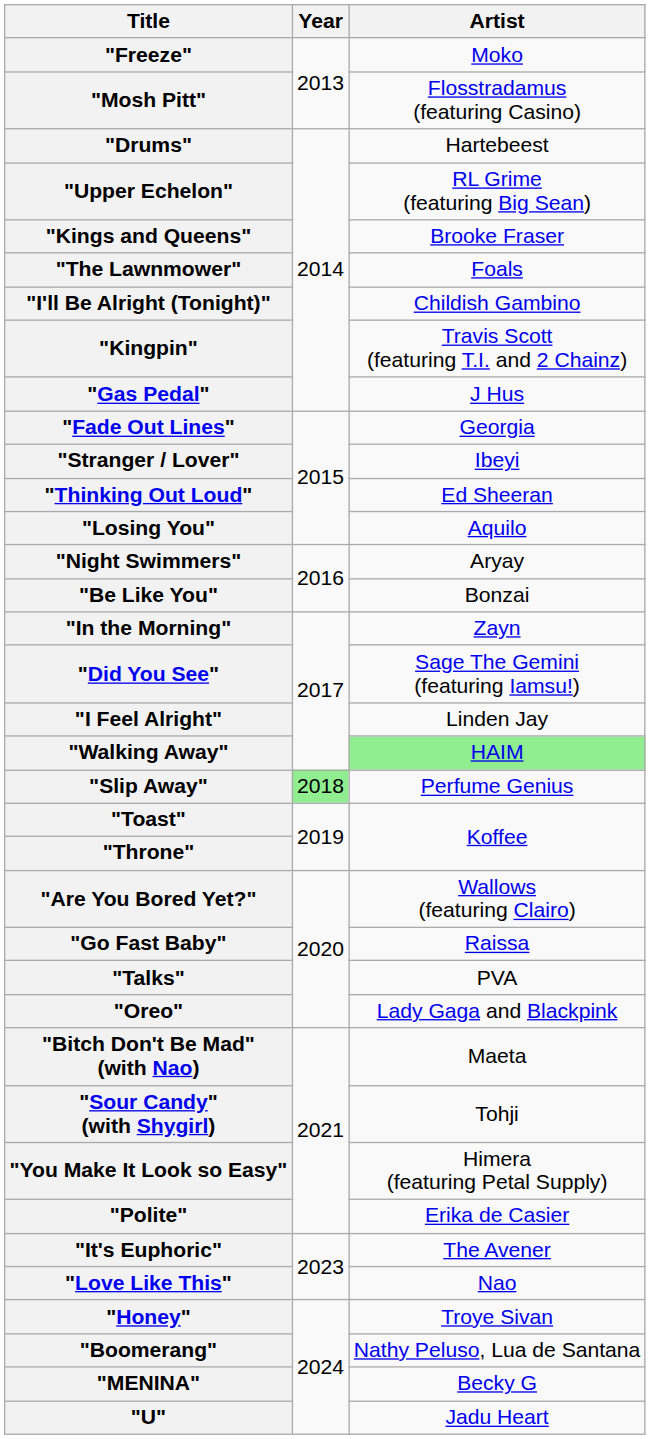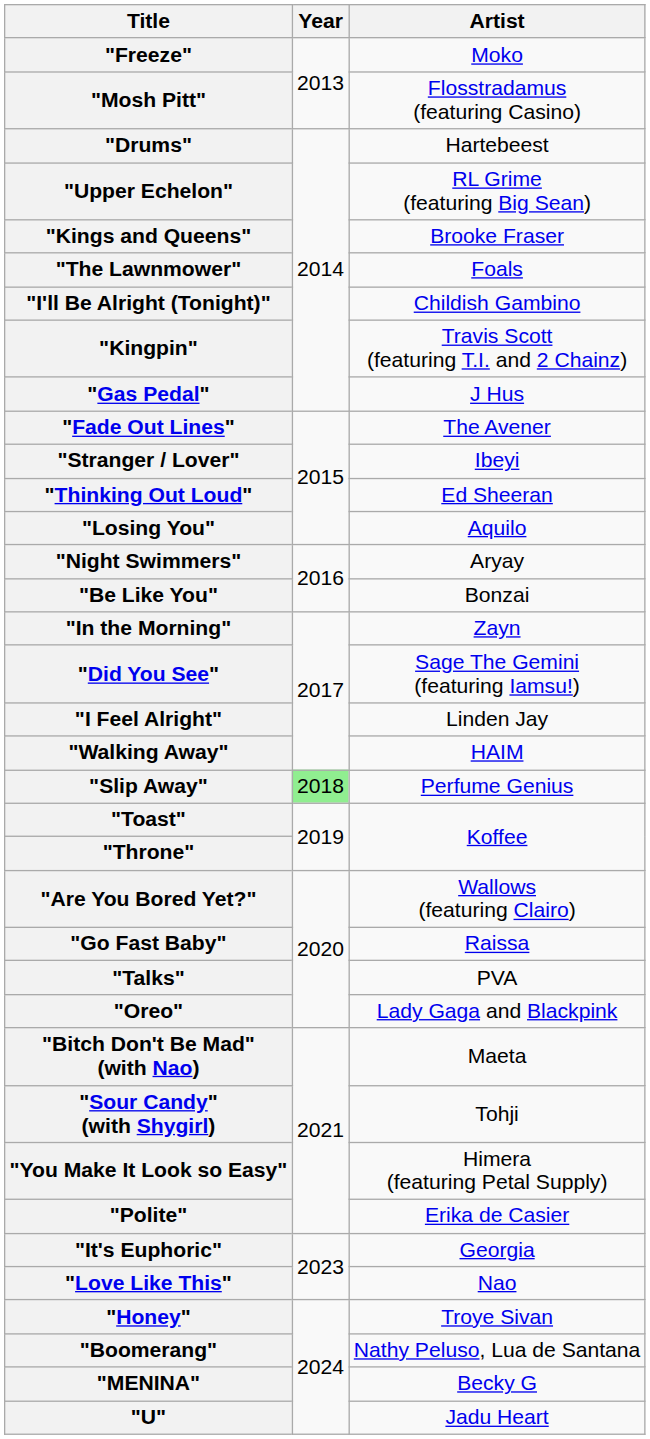(497, 427) Georgia -> (497, 427) The Avener
(497, 752) lightgreen background -> (497, 752) no background
(497, 1249) The Avener -> (497, 1249) Georgia
